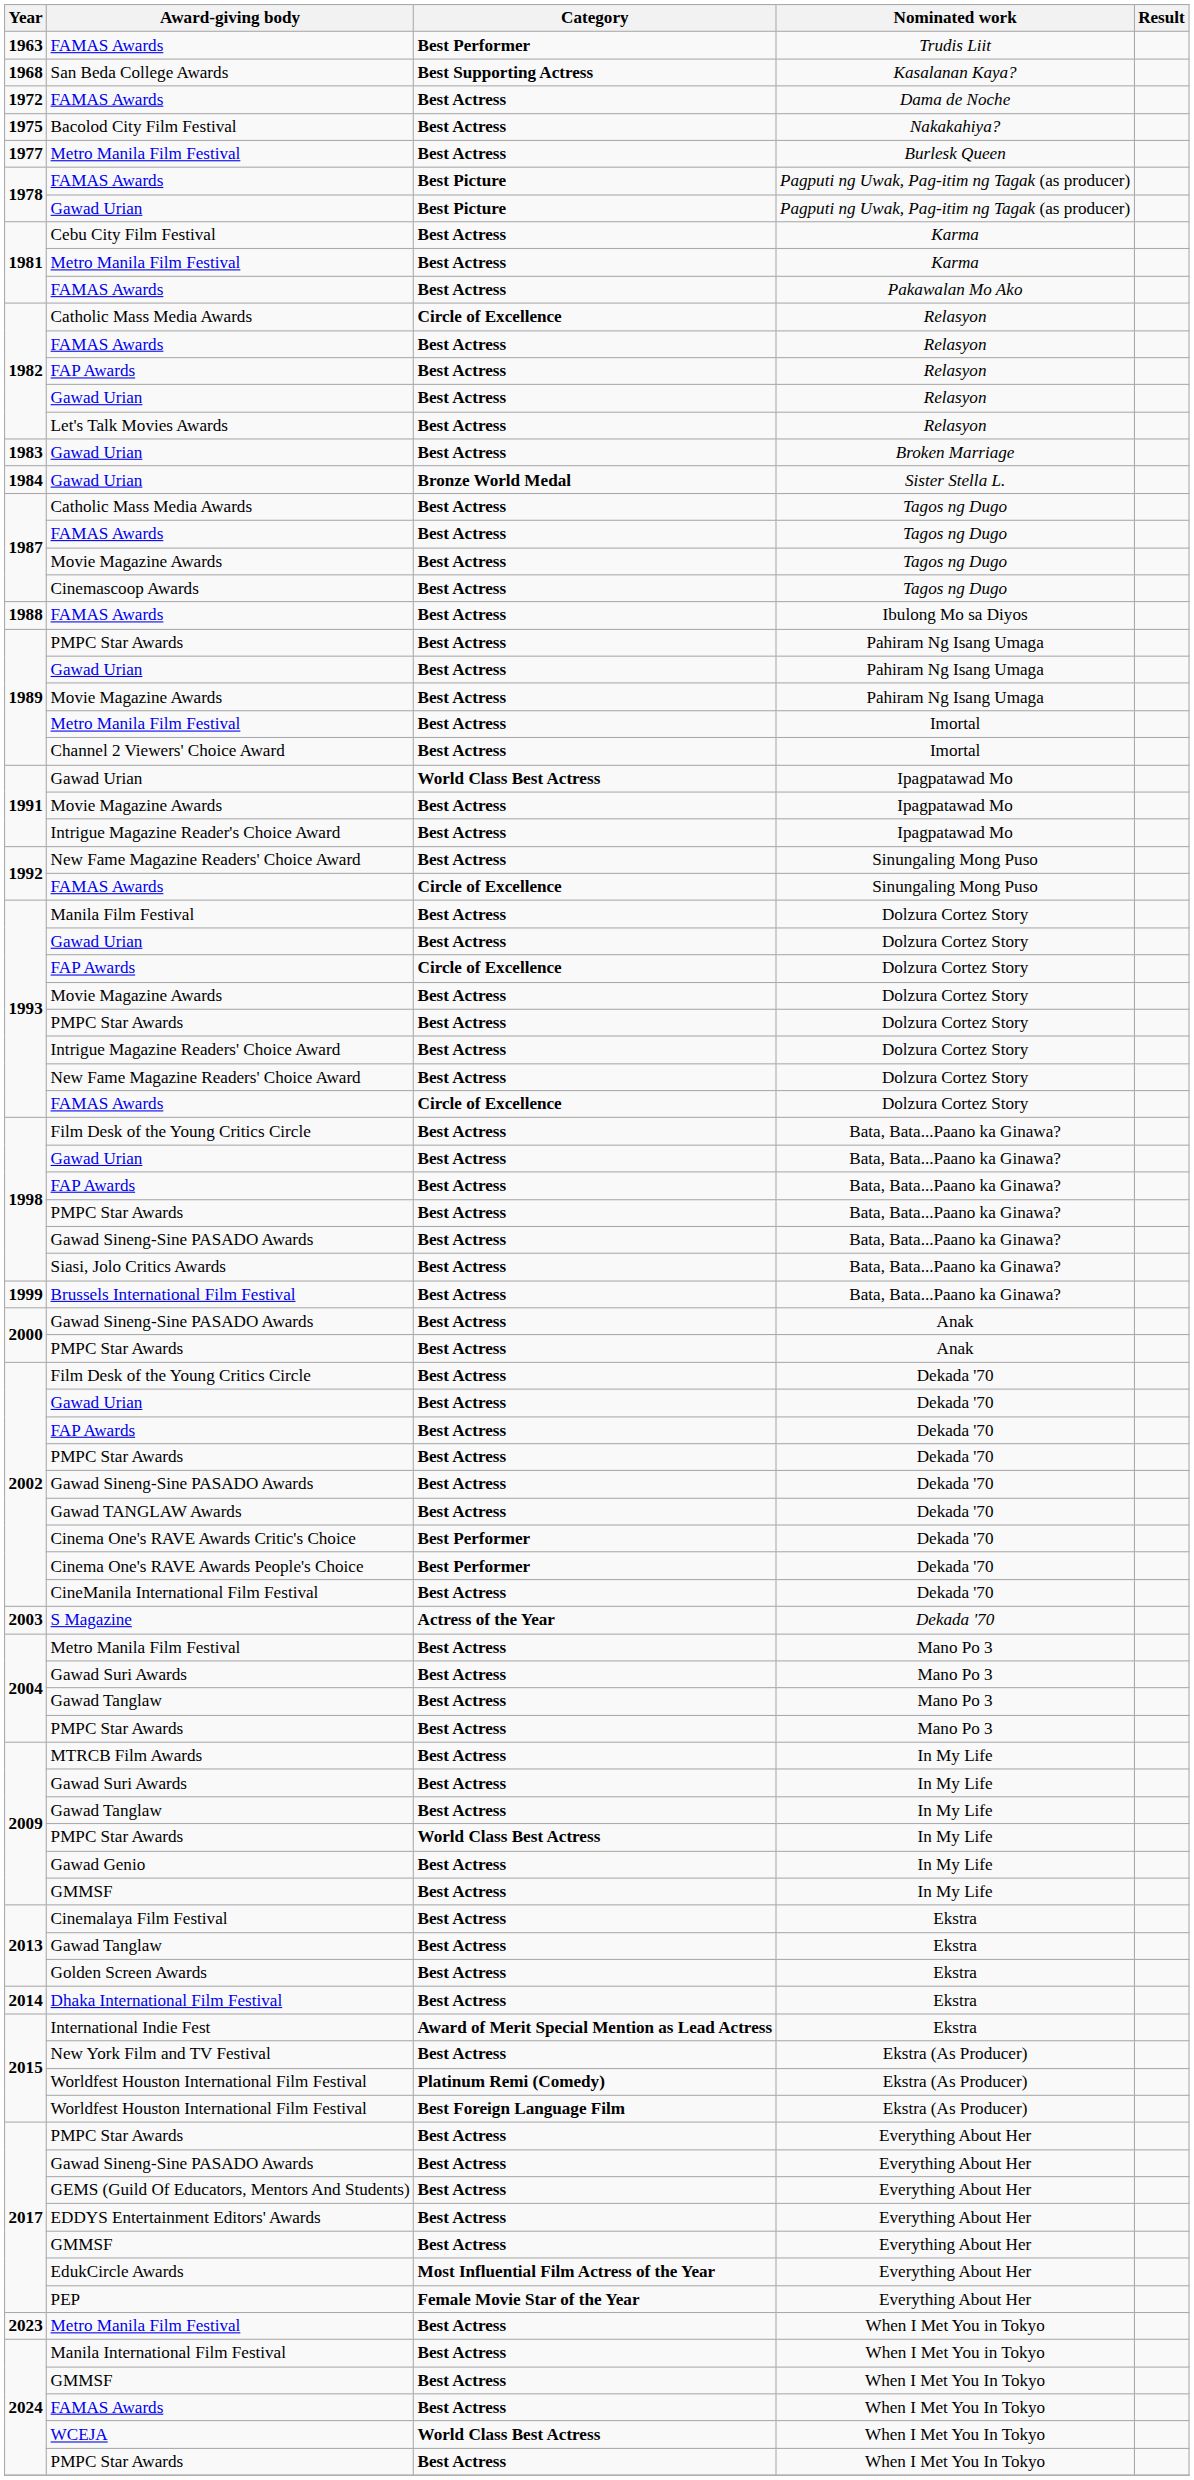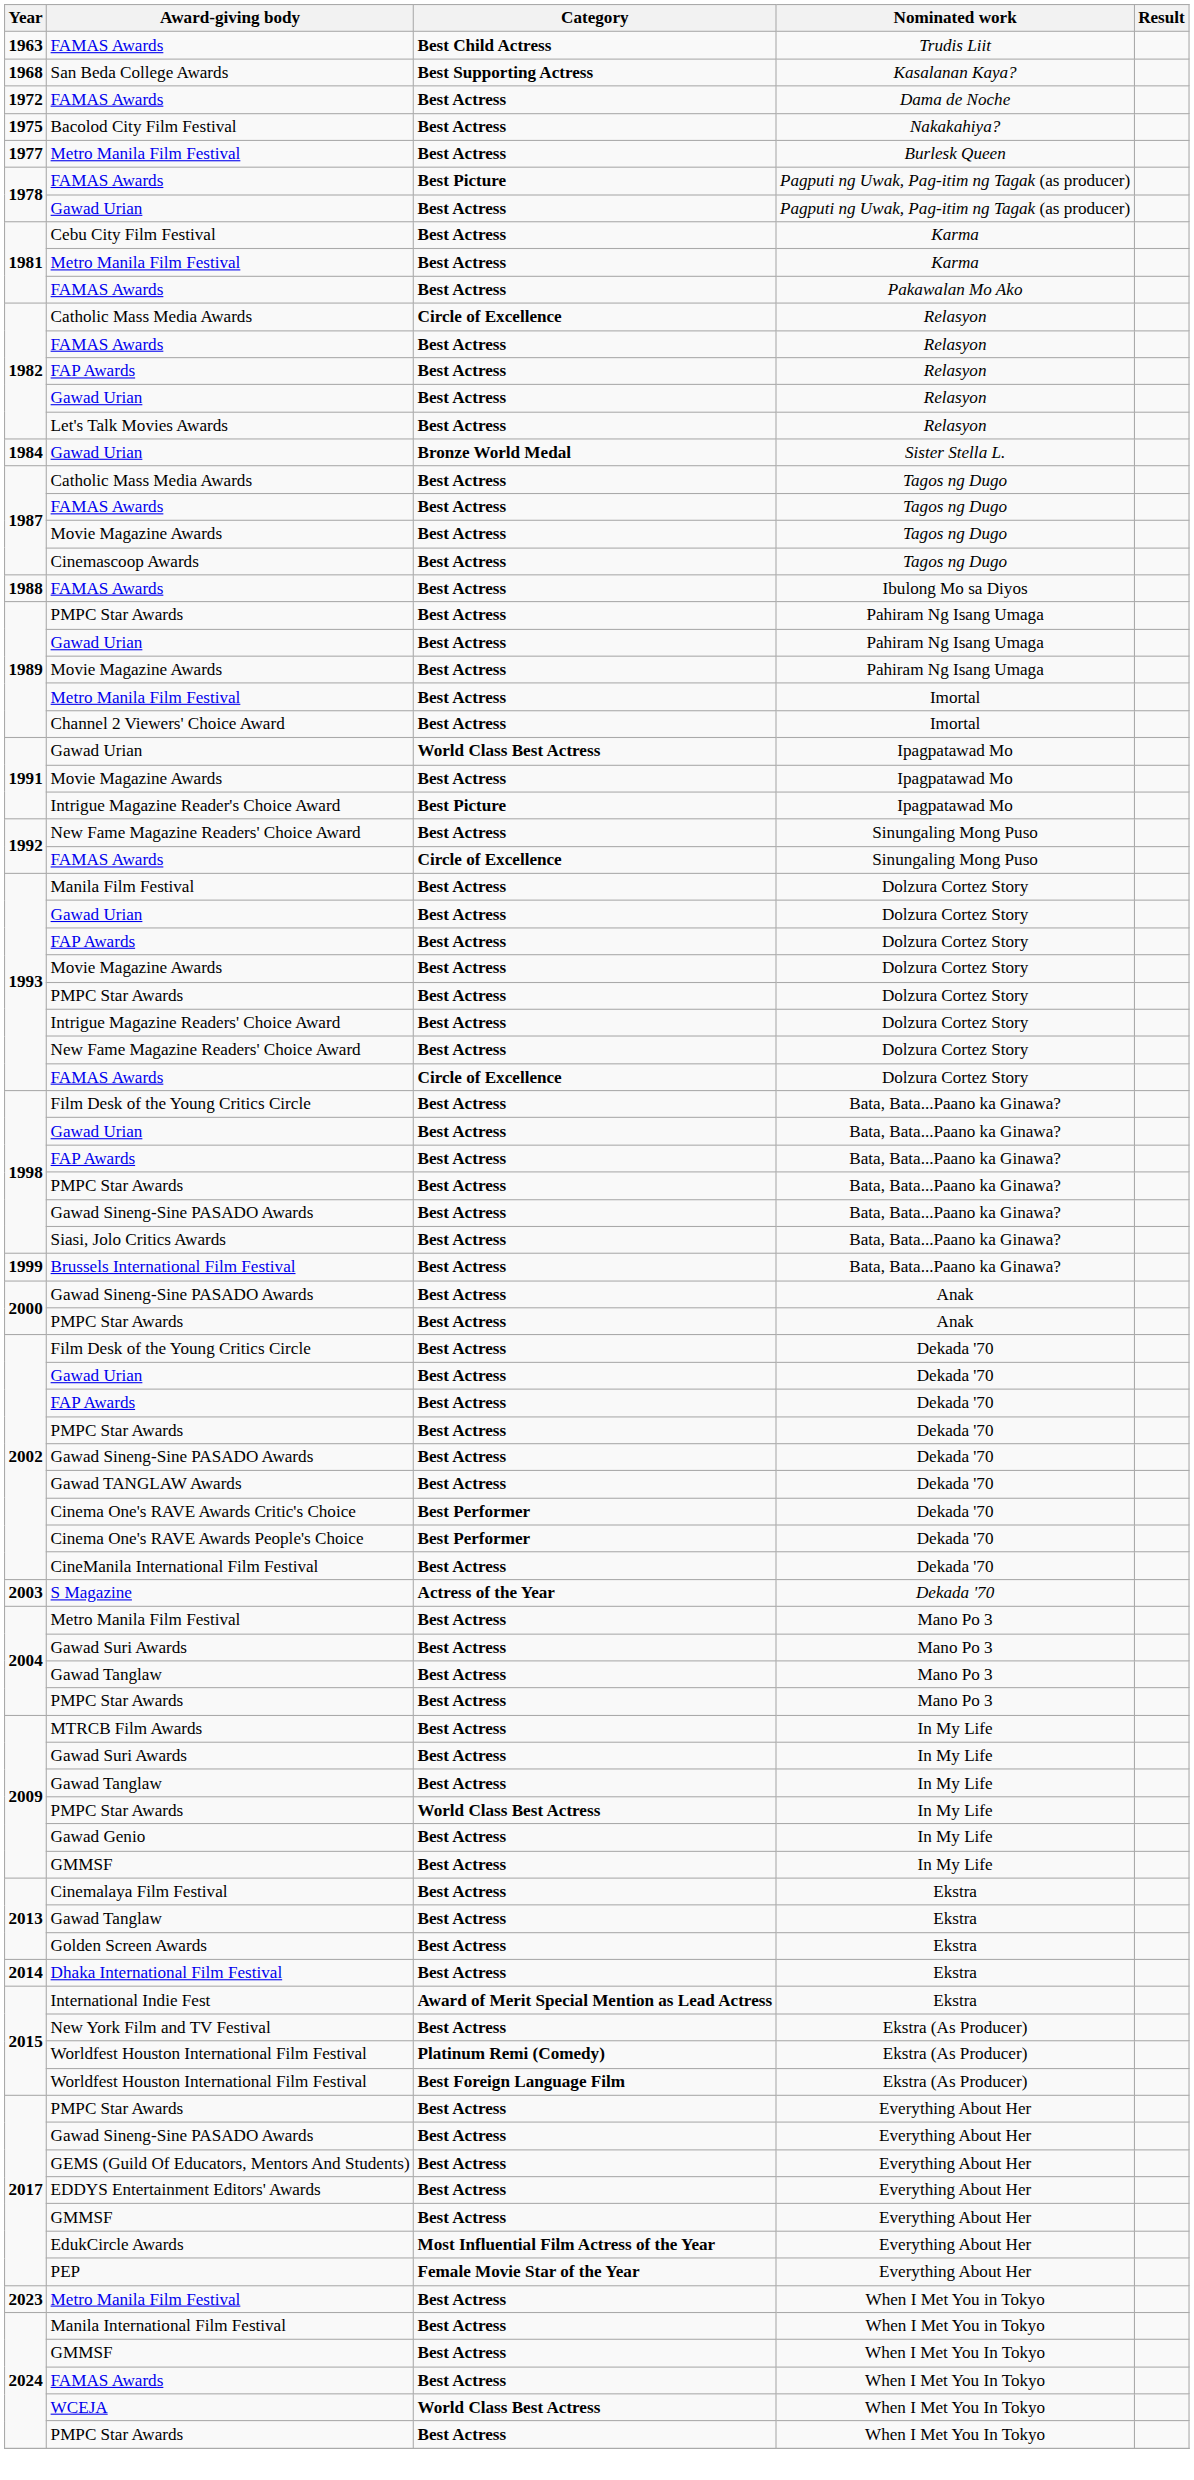(474, 45) Best Performer -> (484, 45) Best Child Actress
(462, 208) Best Picture -> (462, 208) Best Actress
- row: (26, 452)
(462, 832) Best Actress -> (462, 805) Best Picture
(490, 968) Circle of Excellence -> (462, 941) Best Actress
